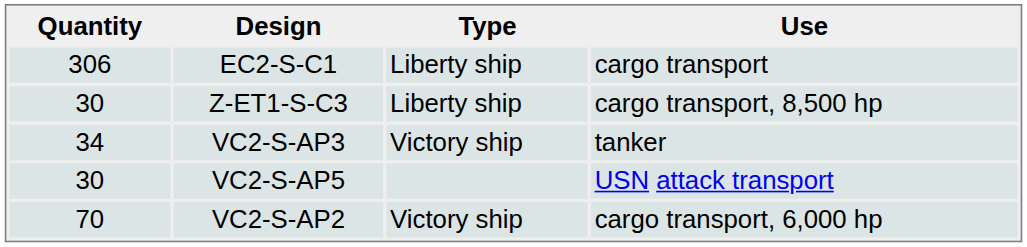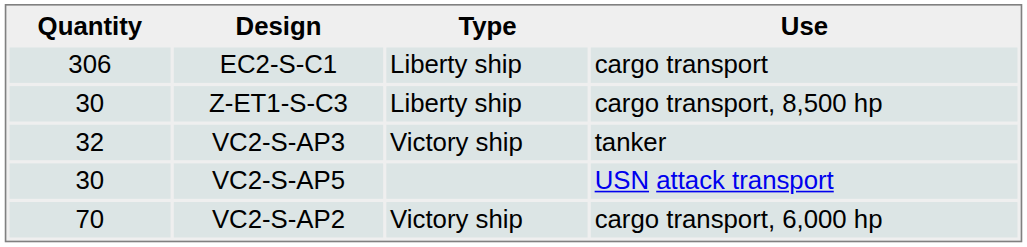(90, 142) 34 -> (90, 142) 32
